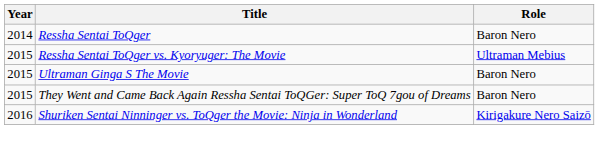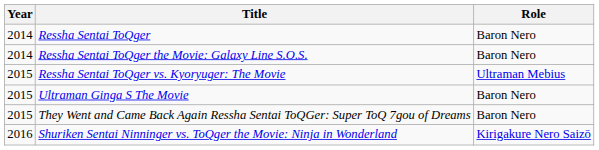+ row: (173, 54)
